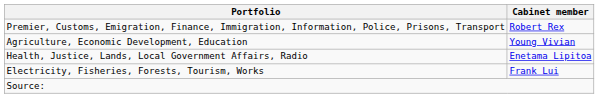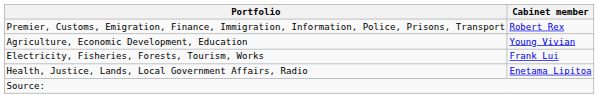rows swapped: (157, 56) <-> (135, 71)
